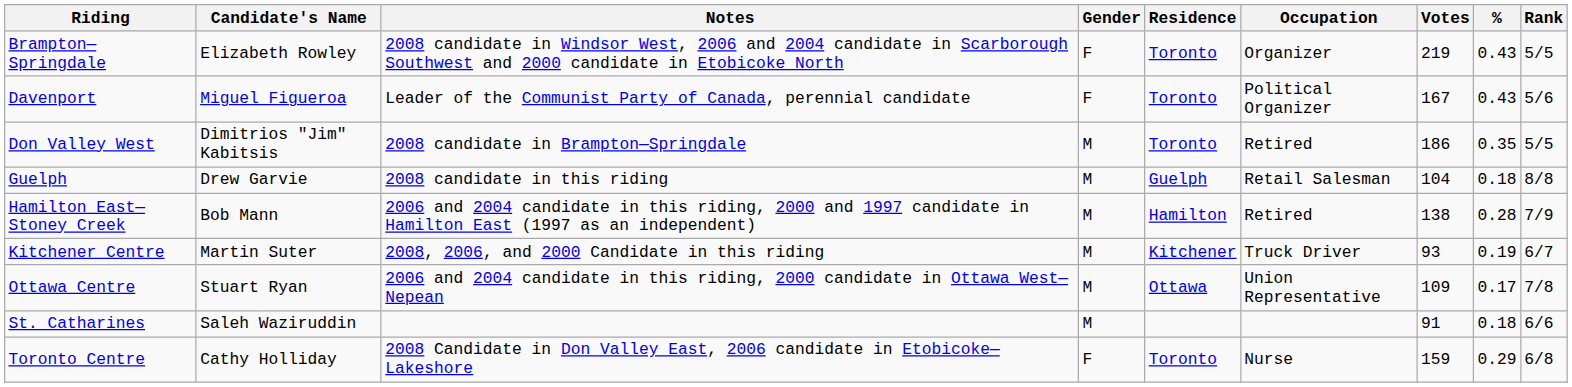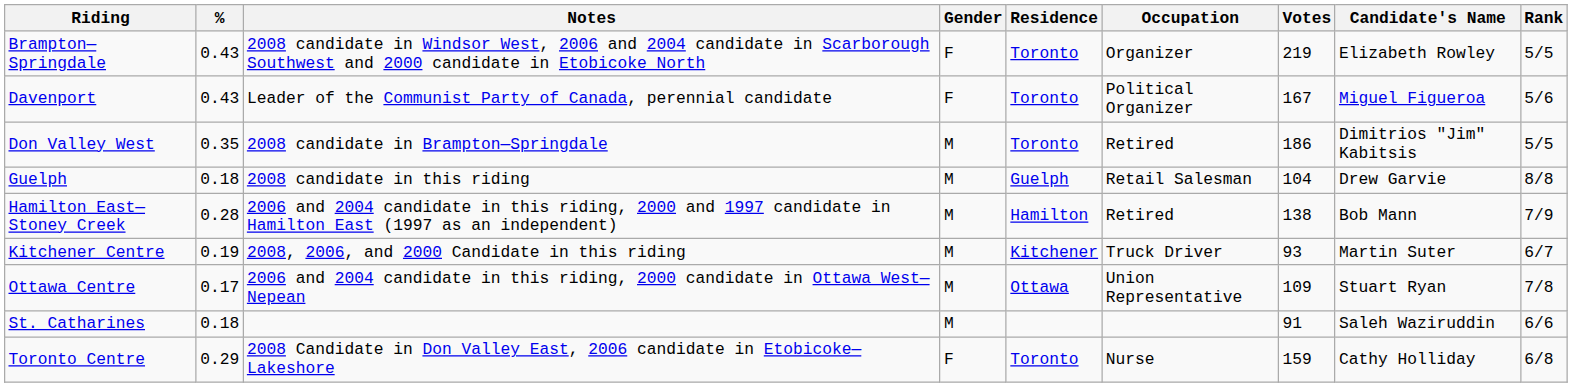columns swapped: (289, 18) <-> (1497, 18)
